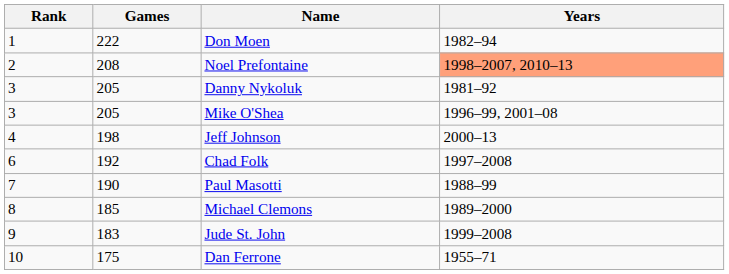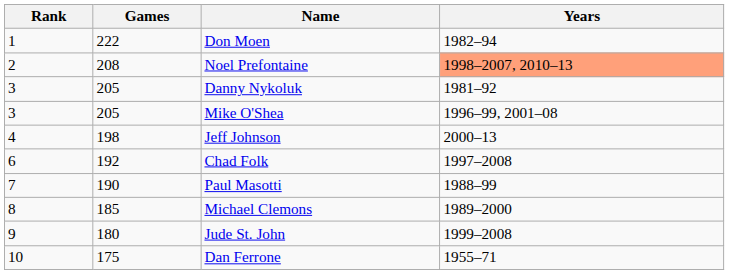(108, 233) 183 -> (108, 233) 180
